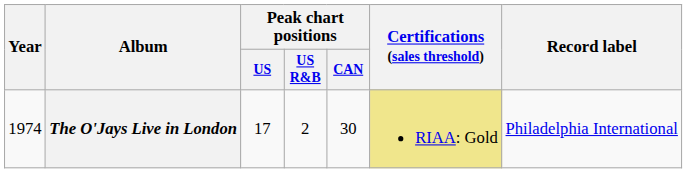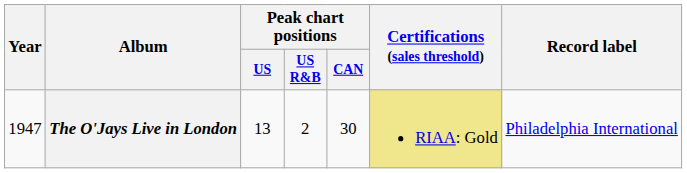(25, 128) 1974 -> (25, 128) 1947
(262, 128) 17 -> (262, 128) 13
